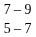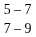rows swapped: (18, 9) <-> (18, 29)
